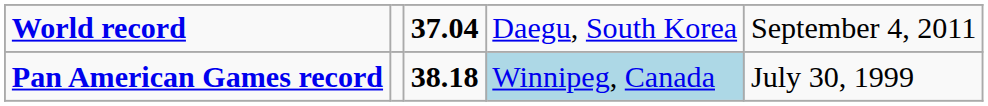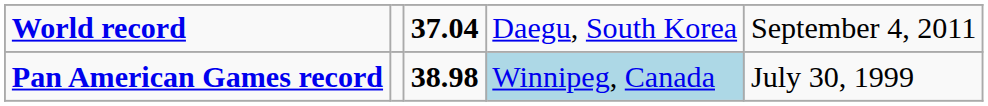(445, 76) 38.18 -> (445, 76) 38.98
